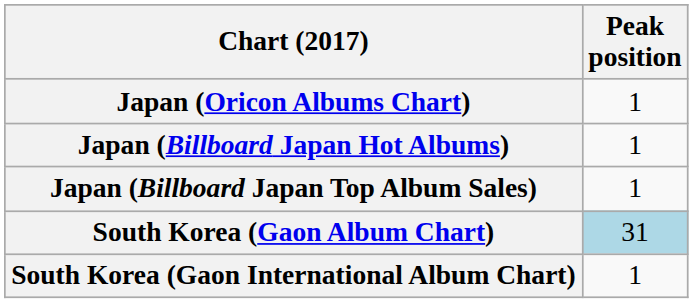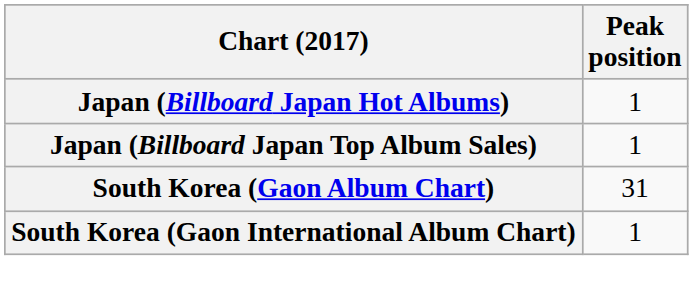- row: (293, 100)
(635, 231) lightblue background -> (635, 188) no background
